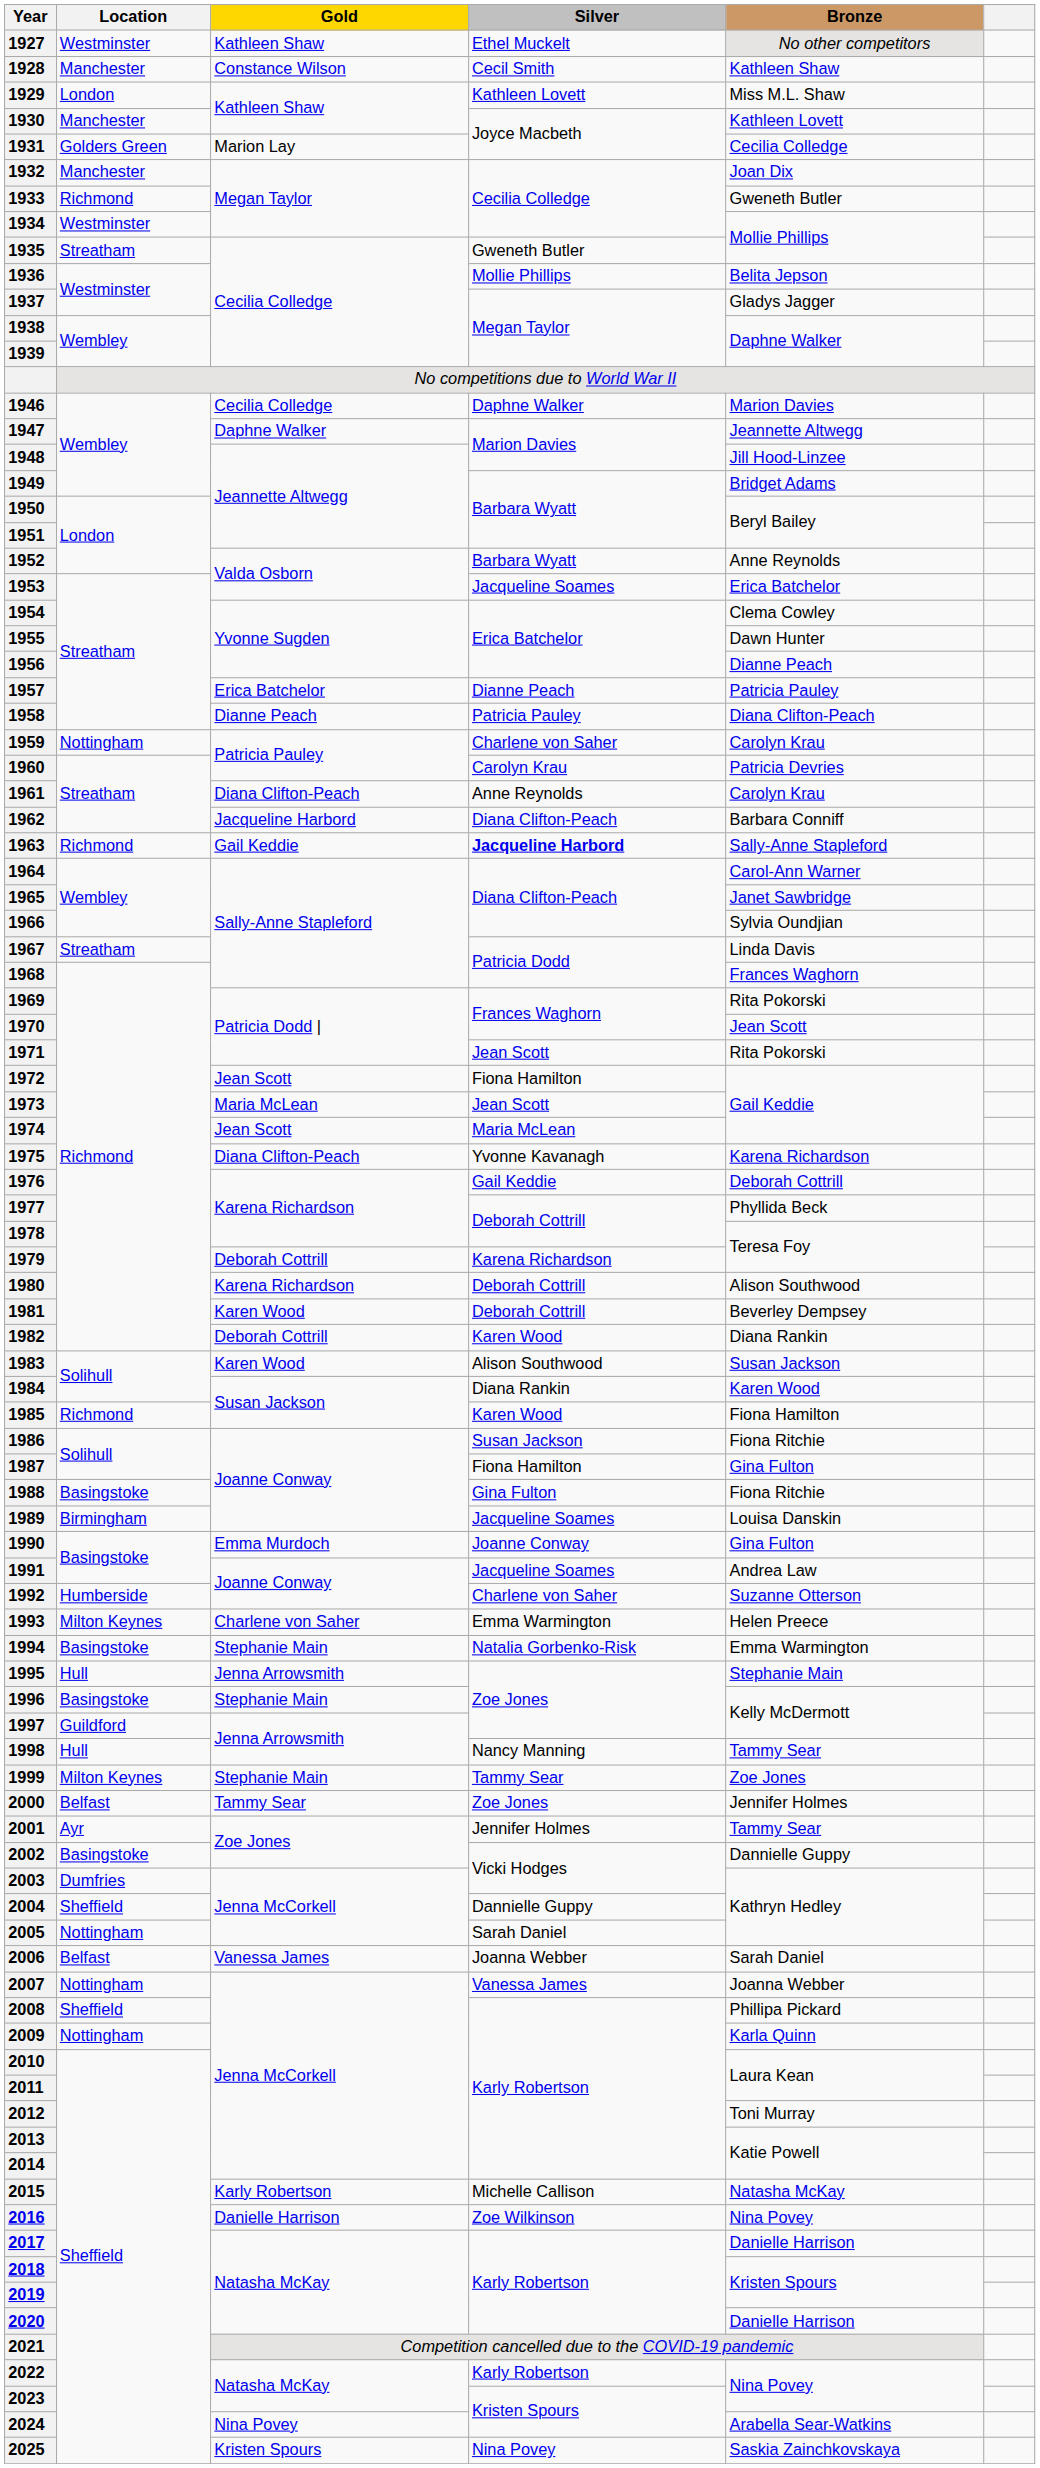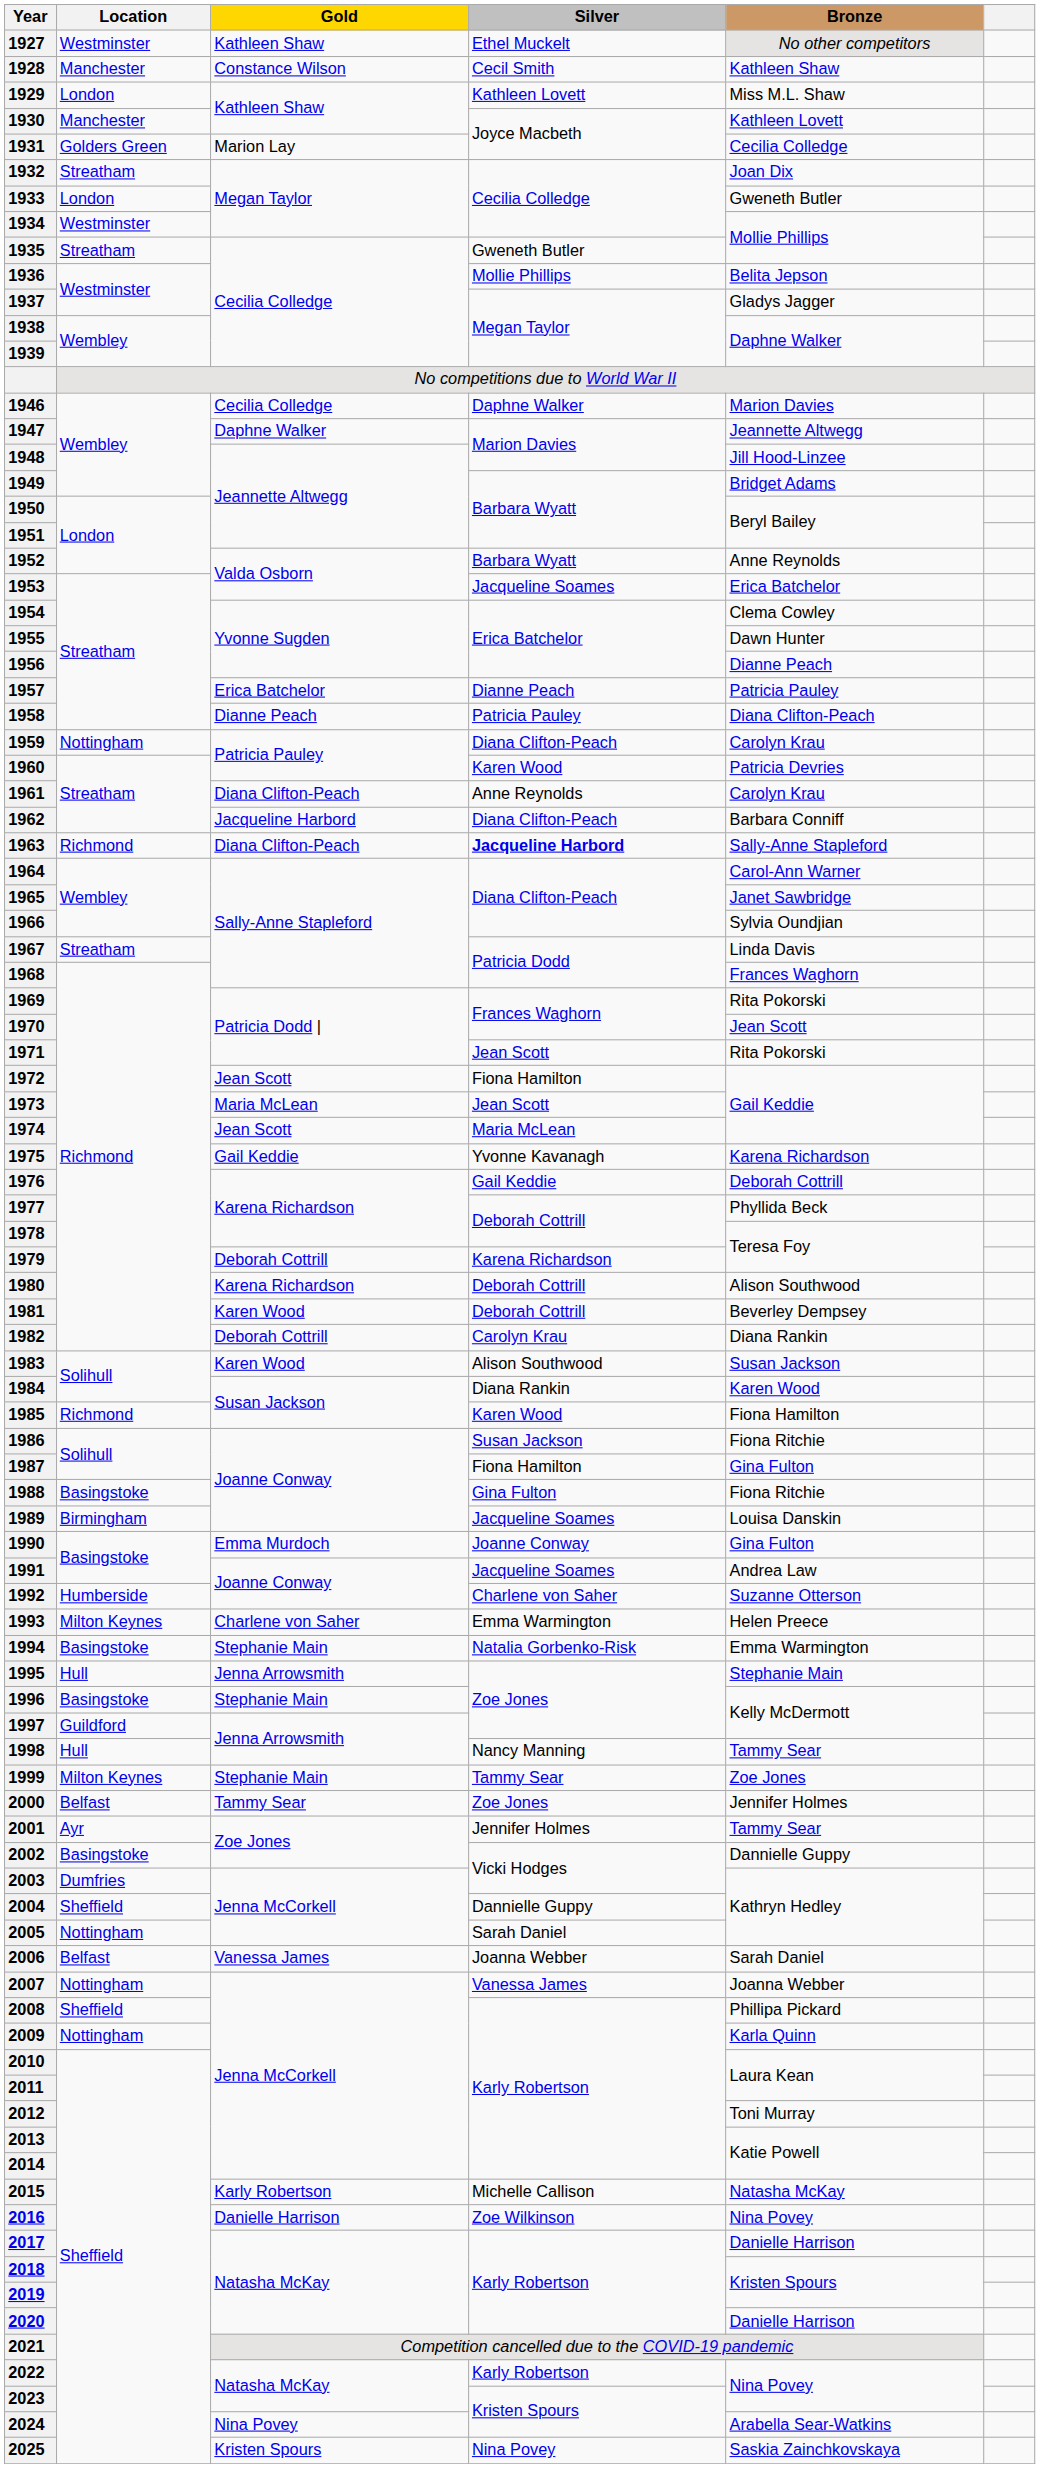(102, 172) Manchester -> (97, 172) Streatham
(97, 198) Richmond -> (87, 198) London
(545, 742) Charlene von Saher -> (544, 742) Diana Clifton-Peach
(520, 768) Carolyn Krau -> (517, 768) Karen Wood
(257, 845) Gail Keddie -> (287, 845) Diana Clifton-Peach
(287, 1156) Diana Clifton-Peach -> (257, 1156) Gail Keddie
(517, 1337) Karen Wood -> (520, 1337) Carolyn Krau
